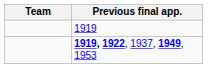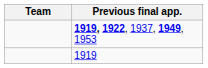rows swapped: (85, 28) <-> (129, 50)
